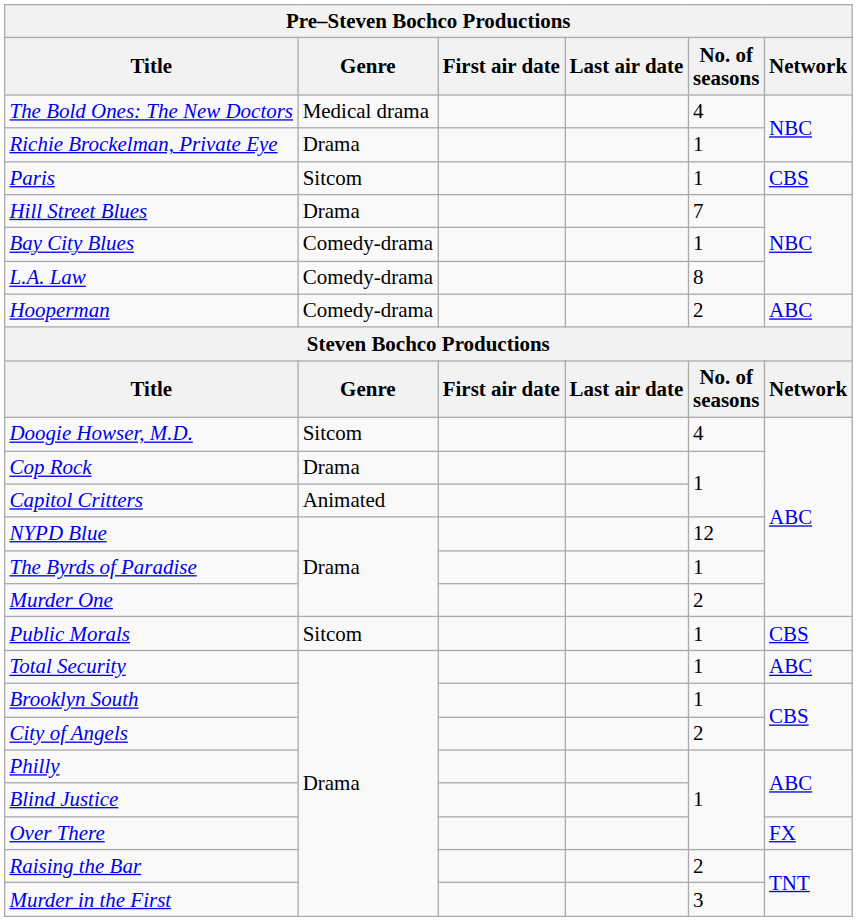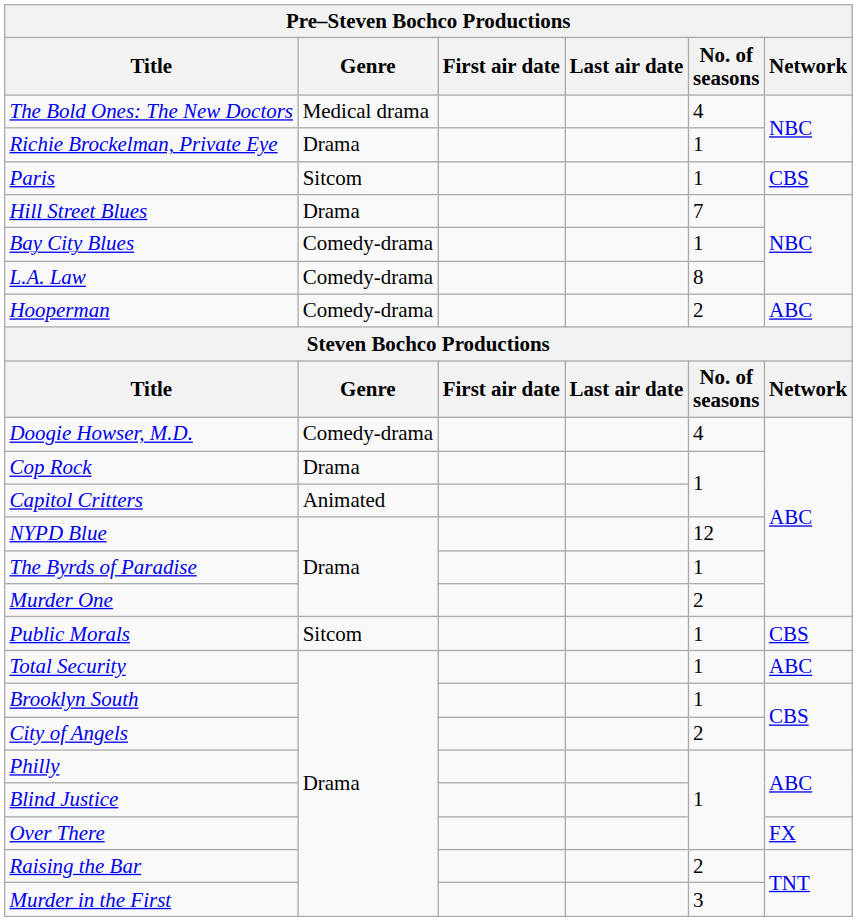(332, 433) Sitcom -> (368, 433) Comedy-drama
